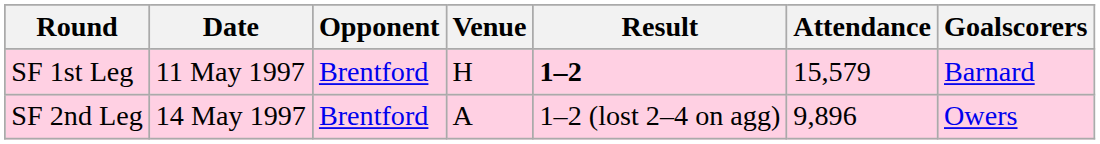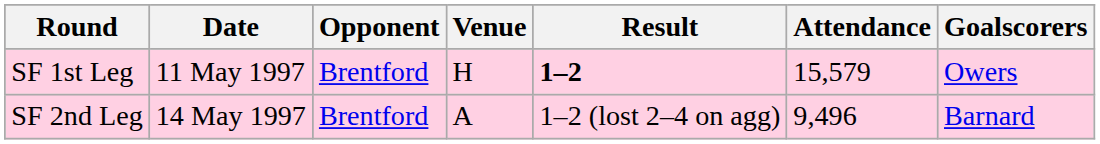(989, 71) Barnard -> (981, 71) Owers
(825, 116) 9,896 -> (825, 116) 9,496
(981, 116) Owers -> (989, 116) Barnard
